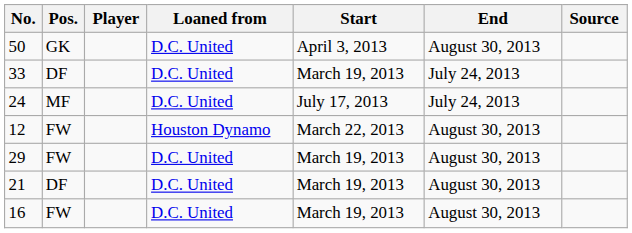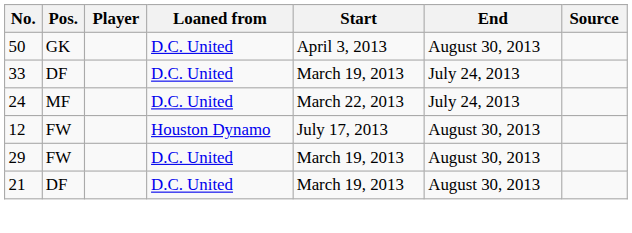(342, 102) July 17, 2013 -> (350, 102) March 22, 2013
(350, 129) March 22, 2013 -> (342, 129) July 17, 2013
- row: (17, 213)
